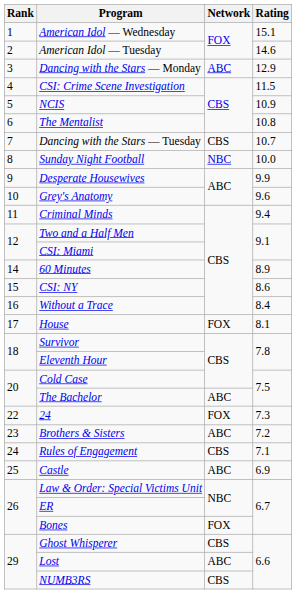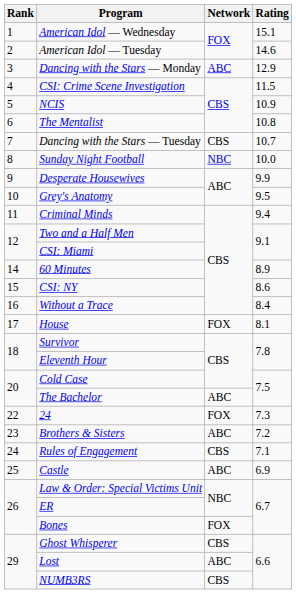(263, 196) 9.6 -> (263, 196) 9.5
